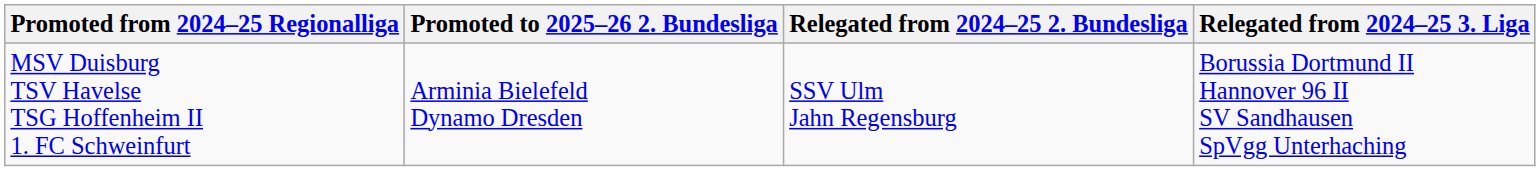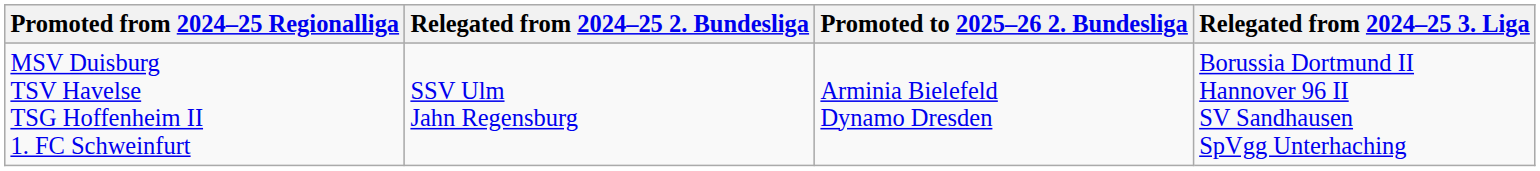columns swapped: (989, 23) <-> (594, 23)
